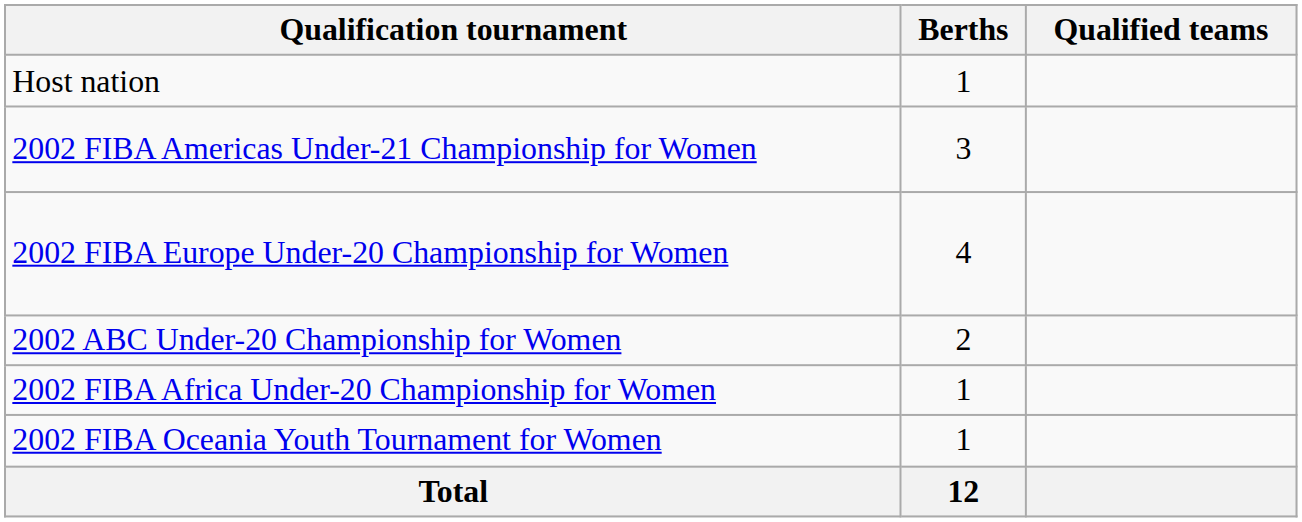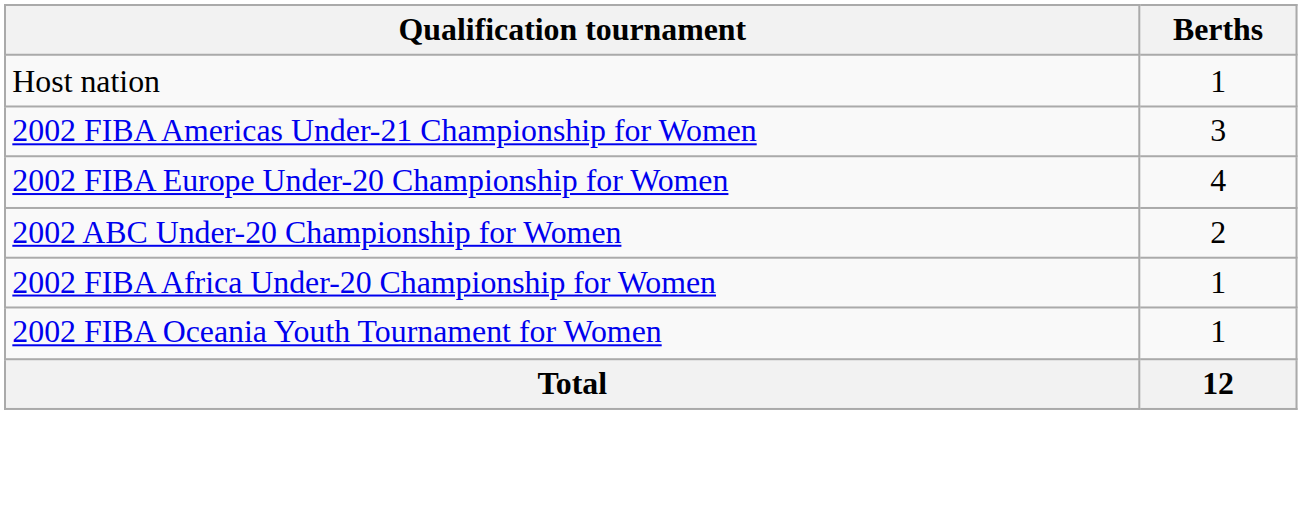- column: (1161, 29)
